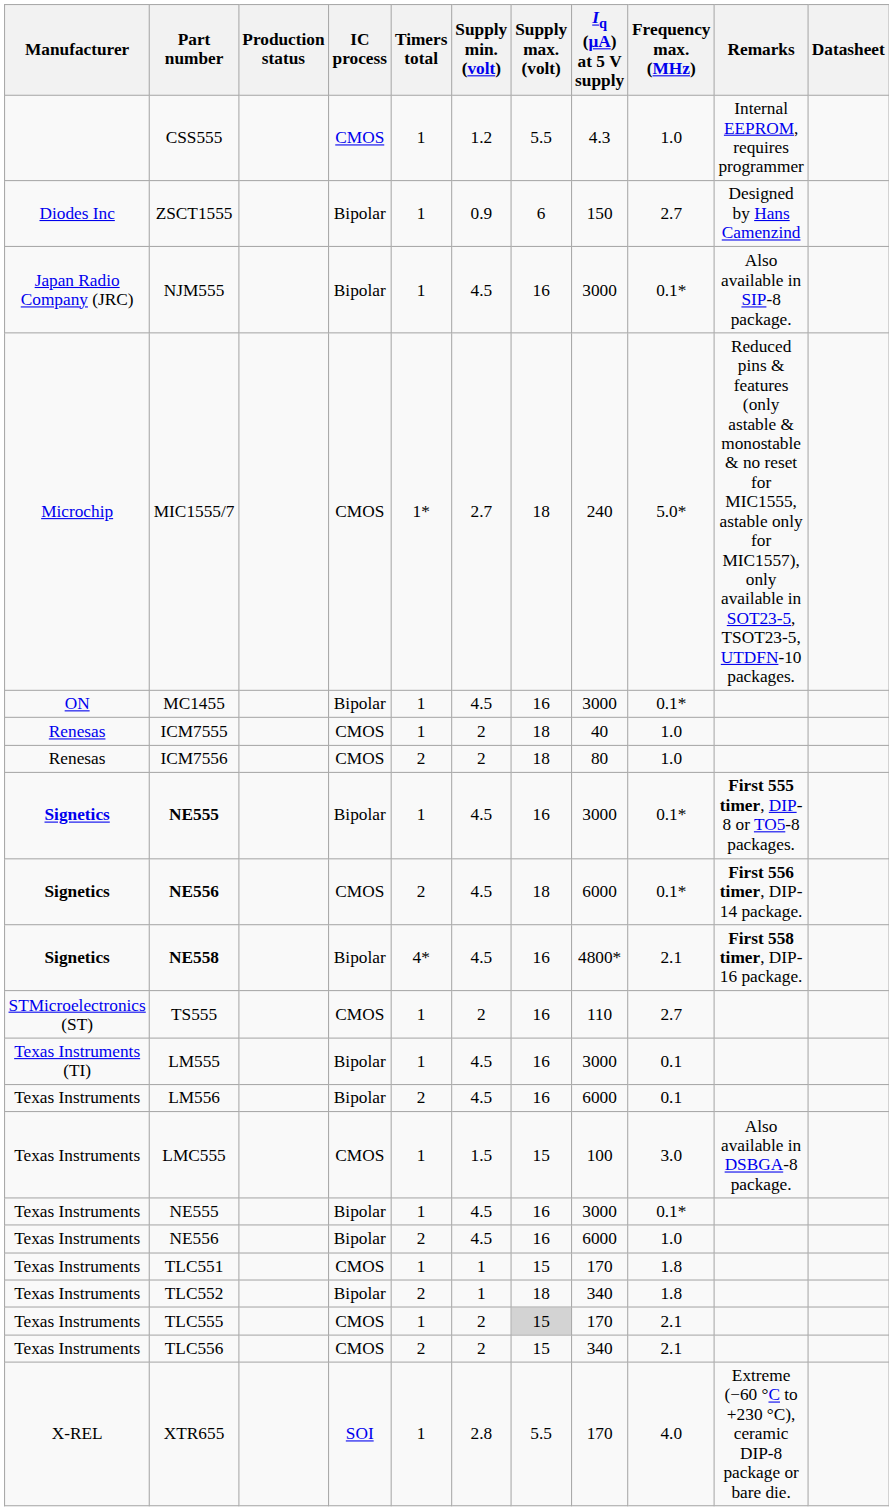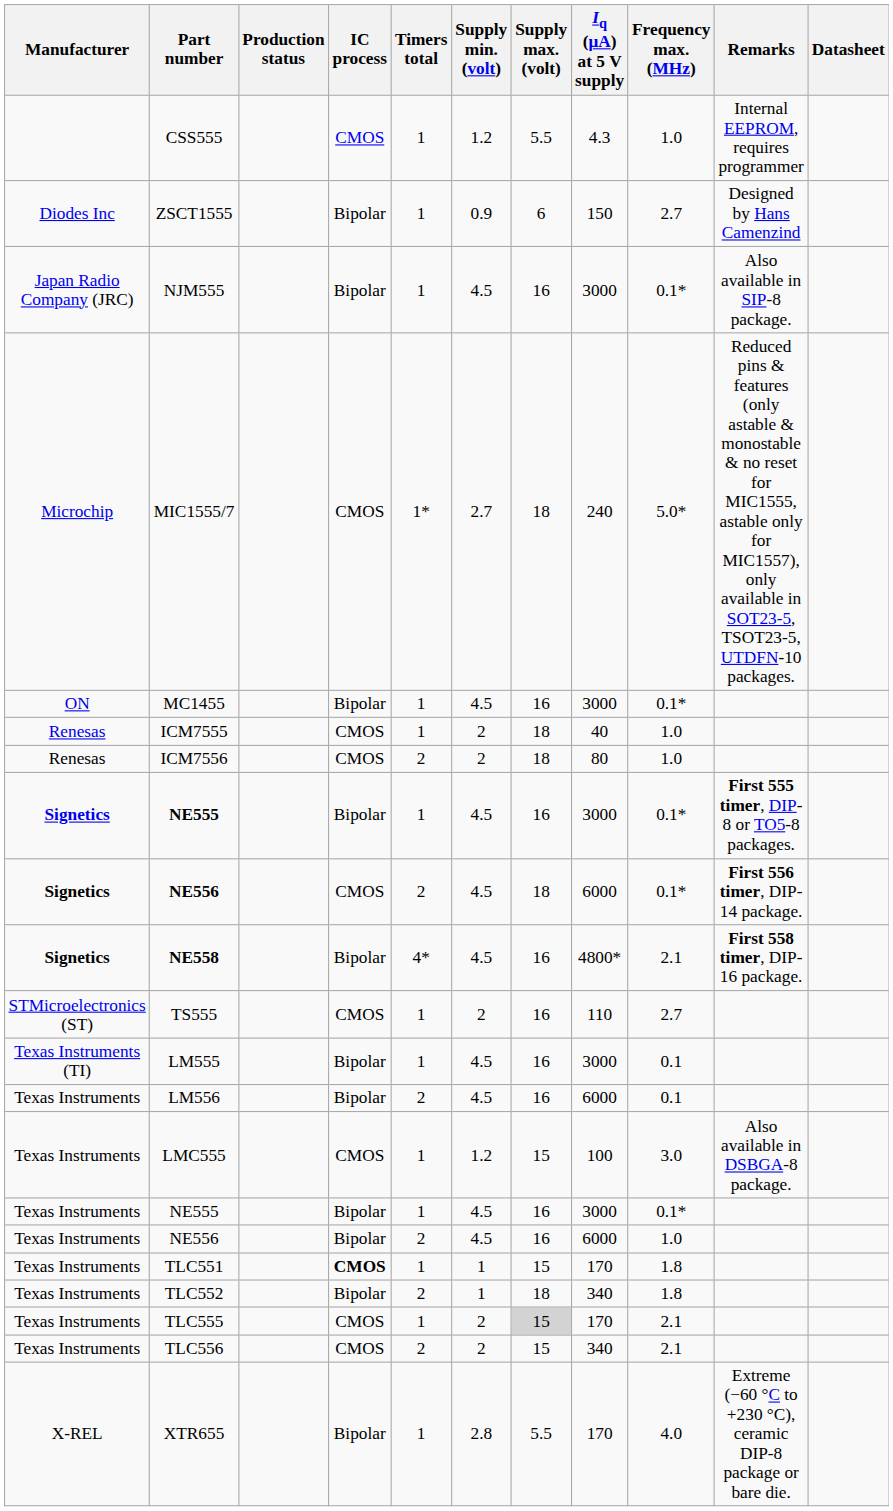(481, 1154) 1.5 -> (481, 1154) 1.2
(360, 1266) normal -> (360, 1266) bold
(360, 1434) SOI -> (360, 1434) Bipolar
